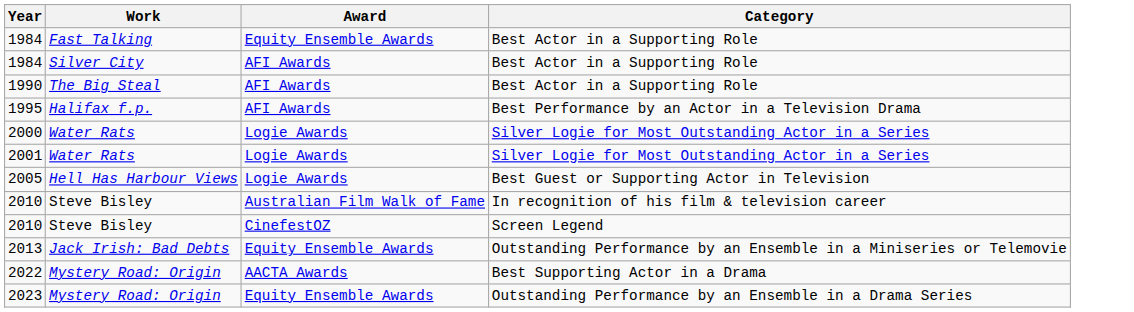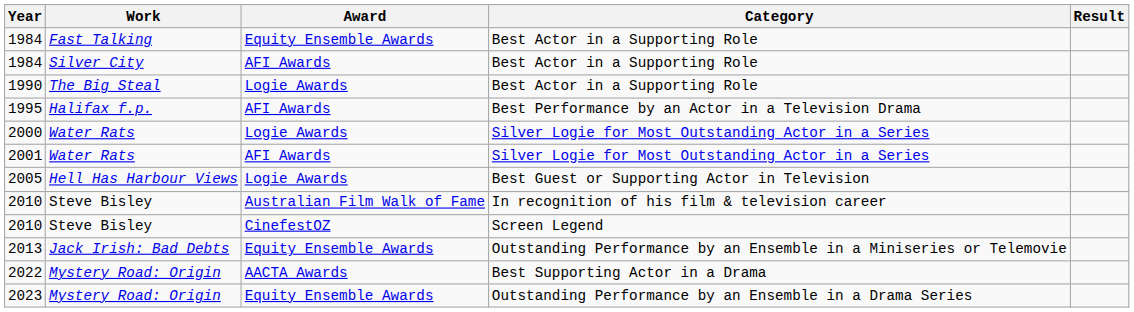+ column: (1099, 16)
(288, 86) AFI Awards -> (296, 86) Logie Awards
(296, 156) Logie Awards -> (288, 156) AFI Awards
